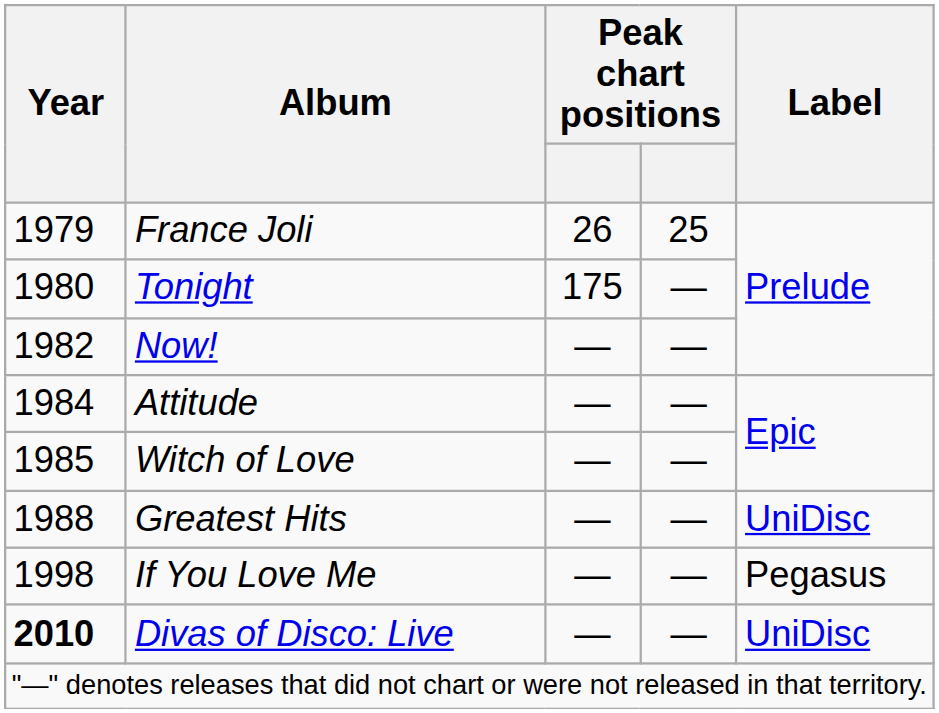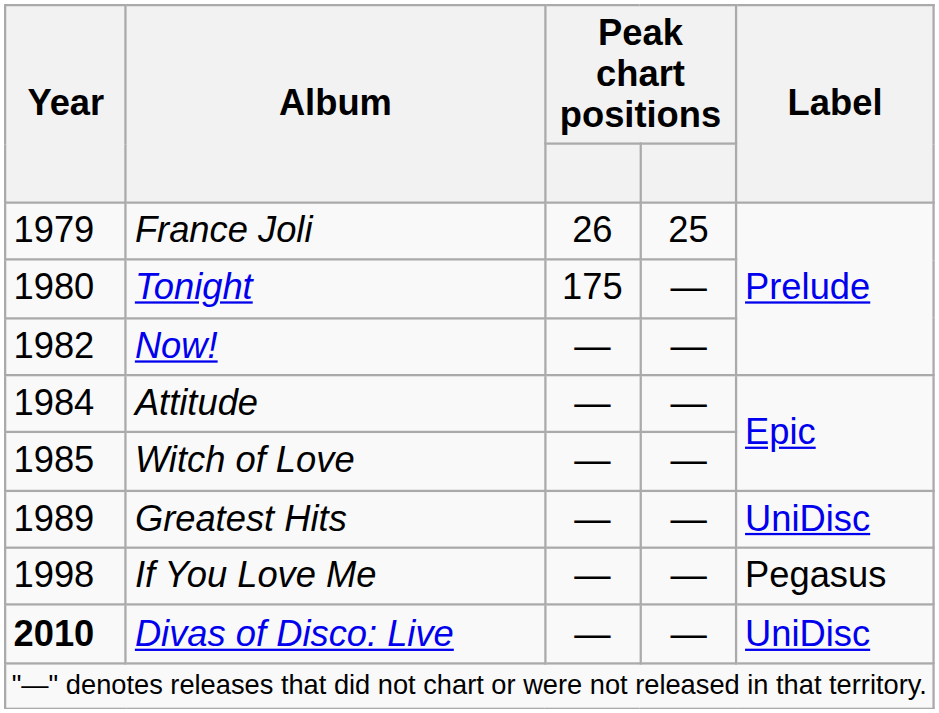(54, 518) 1988 -> (54, 518) 1989
